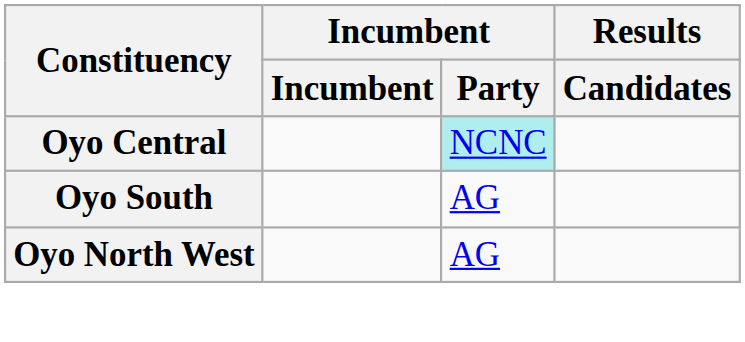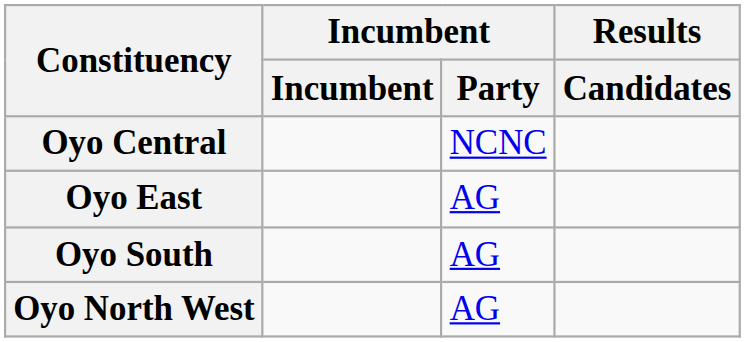(498, 142) paleturquoise background -> (498, 142) no background
+ row: (134, 198)
